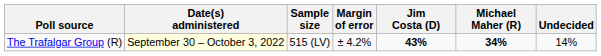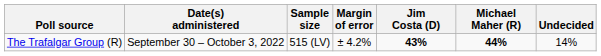(206, 42) lightyellow background -> (206, 42) no background
(496, 42) 34% -> (496, 42) 44%
